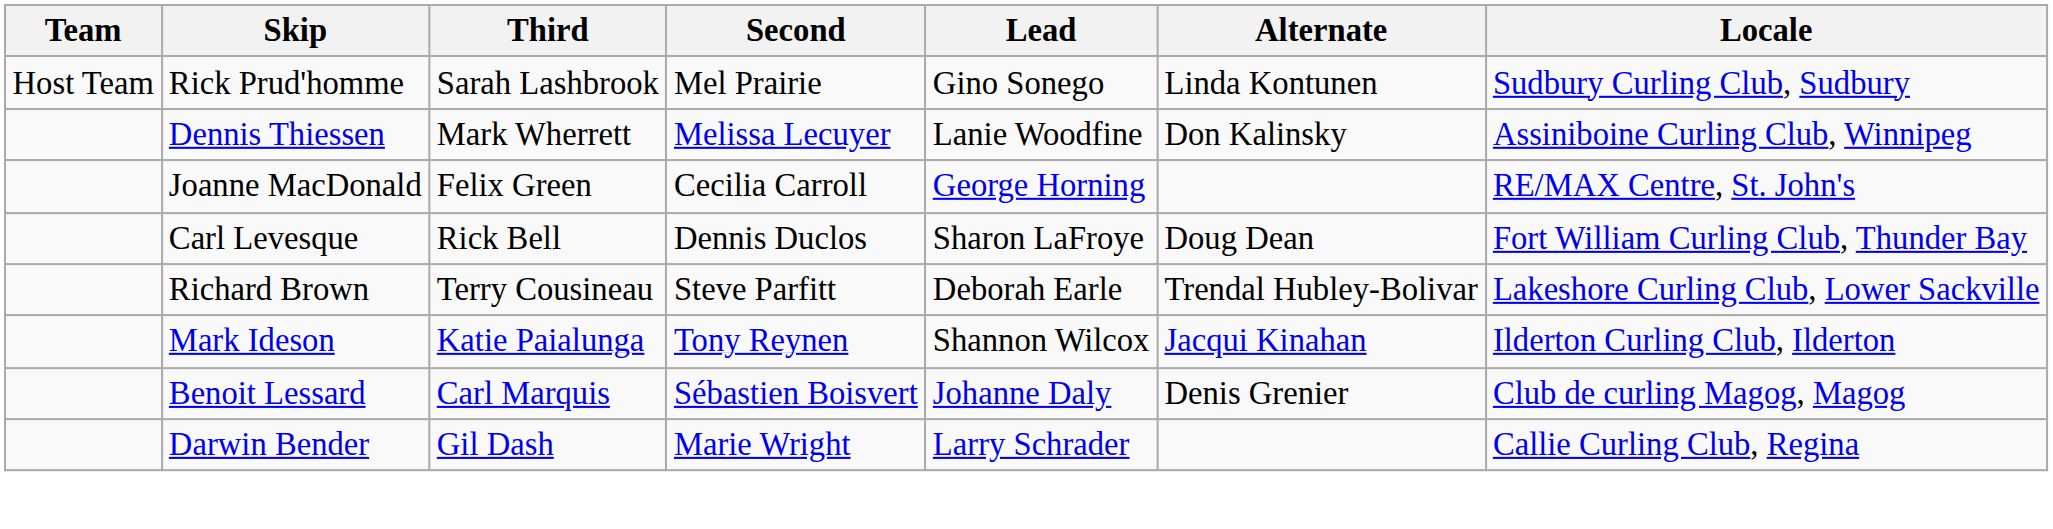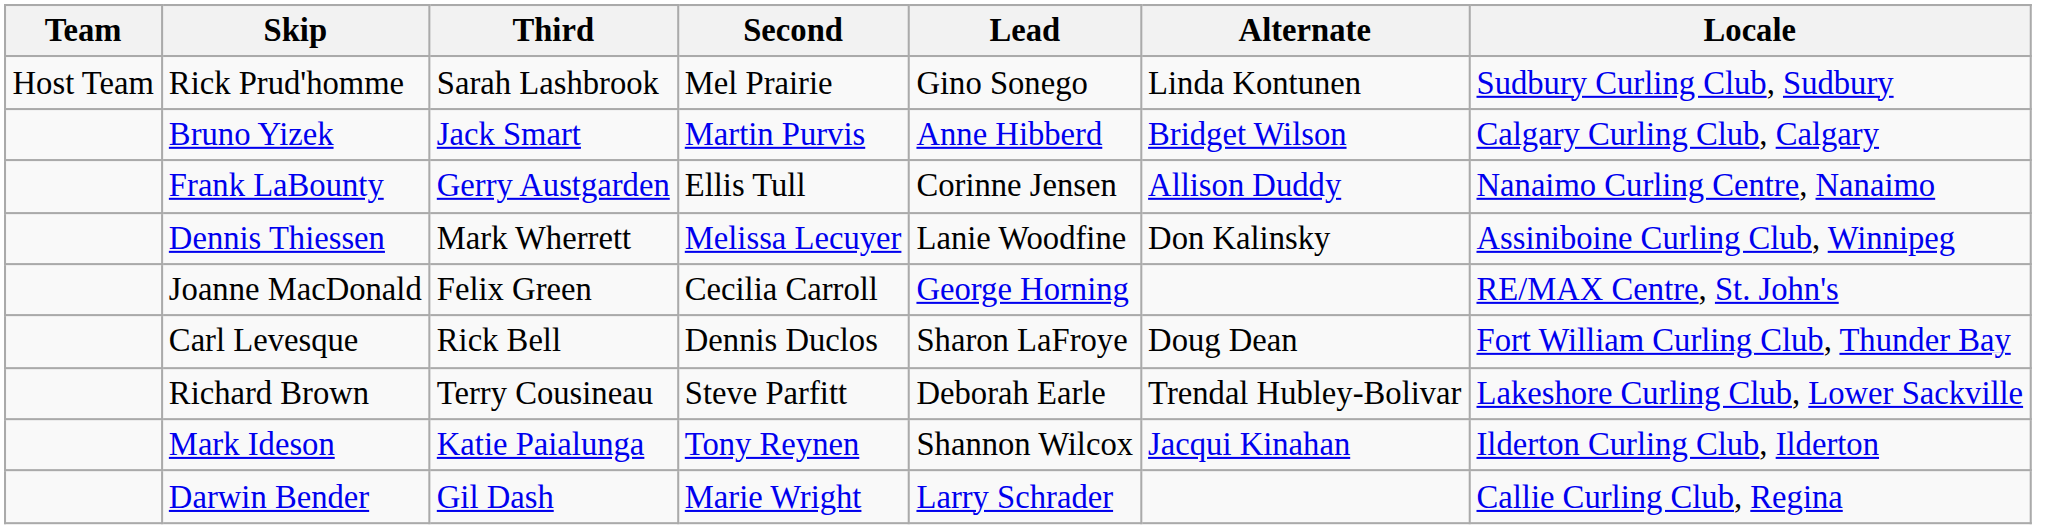+ row: (251, 133)
+ row: (276, 185)
- row: (267, 392)
